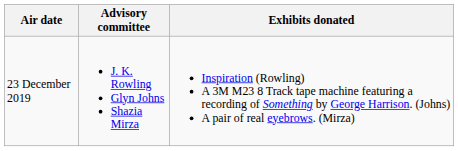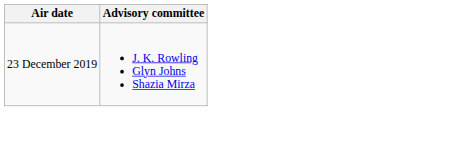- column: (311, 20)
